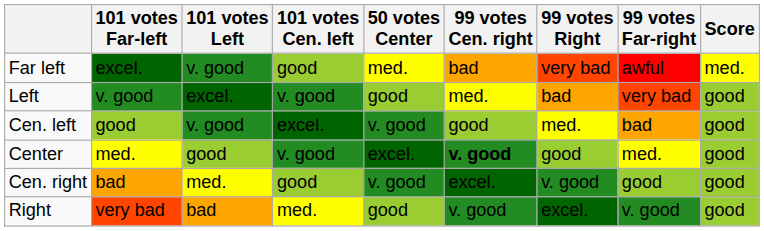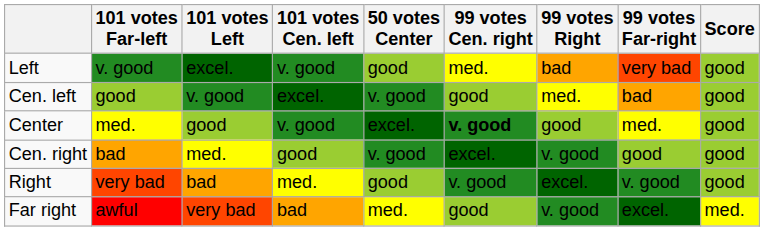- row: (37, 67)
+ row: (42, 211)
